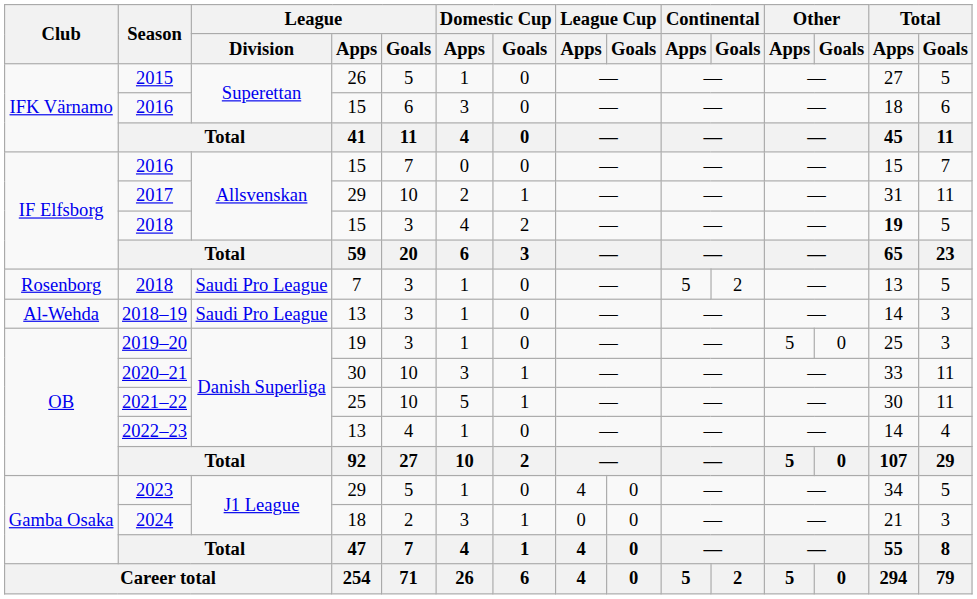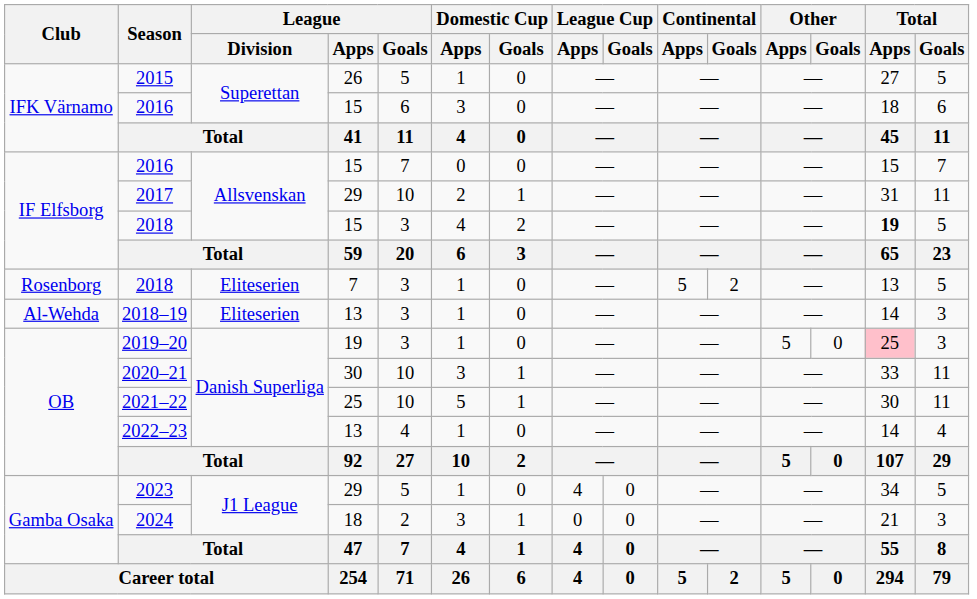(262, 284) Saudi Pro League -> (260, 284) Eliteserien
(262, 313) Saudi Pro League -> (260, 313) Eliteserien
(893, 343) no background -> (890, 343) pink background
